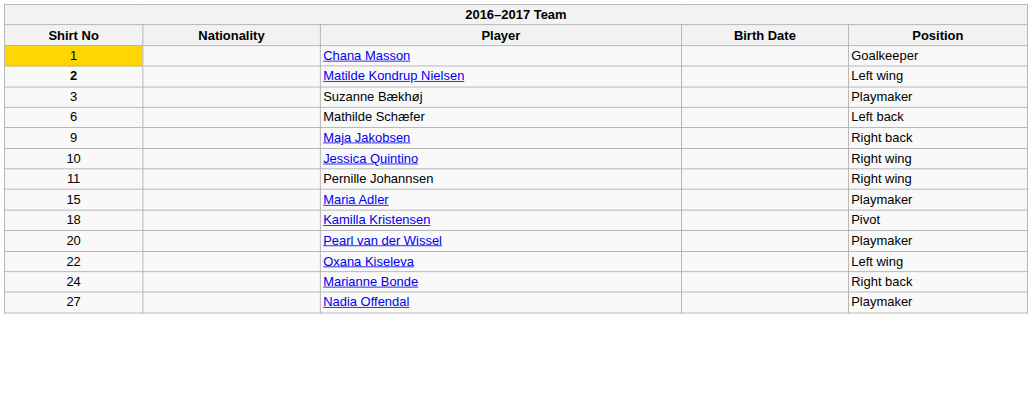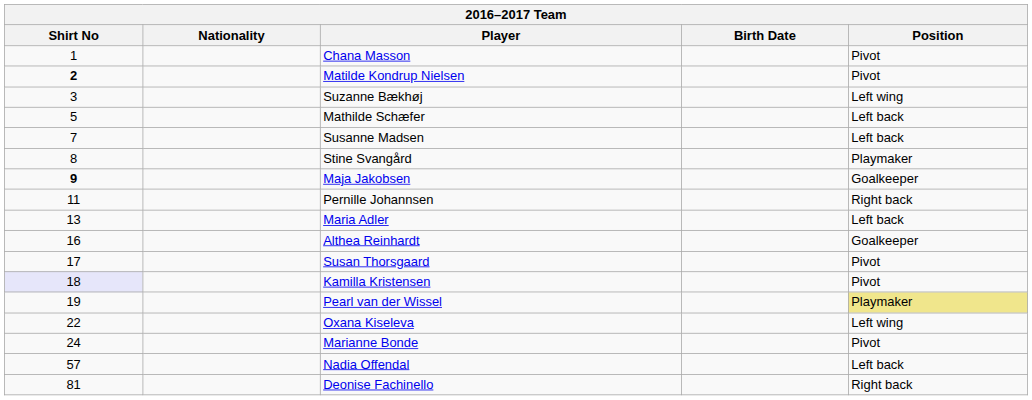(74, 55) gold background -> (74, 55) no background
(885, 55) Goalkeeper -> (866, 55) Pivot
(877, 76) Left wing -> (866, 76) Pivot
(882, 96) Playmaker -> (877, 96) Left wing
(74, 117) 6 -> (74, 117) 5
+ row: (374, 138)
+ row: (367, 158)
(74, 138) normal -> (74, 179) bold
(882, 138) Right back -> (885, 179) Goalkeeper
- row: (371, 158)
(881, 179) Right wing -> (882, 199) Right back
(74, 199) 15 -> (74, 220) 13
(882, 199) Playmaker -> (878, 220) Left back
+ row: (371, 240)
+ row: (376, 261)
(74, 220) no background -> (74, 281) lavender background
(74, 240) 20 -> (74, 302) 19
(882, 240) no background -> (882, 302) khaki background
(882, 281) Right back -> (866, 343) Pivot
(74, 302) 27 -> (74, 364) 57
(882, 302) Playmaker -> (878, 364) Left back
+ row: (378, 384)
